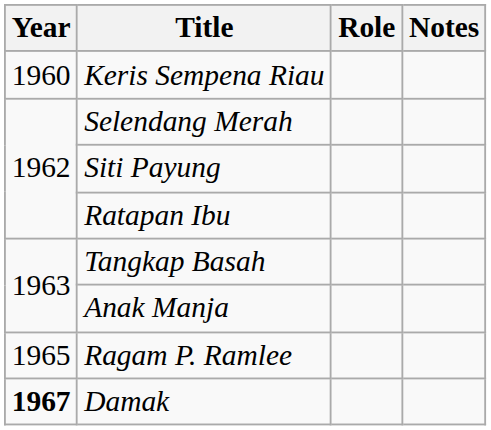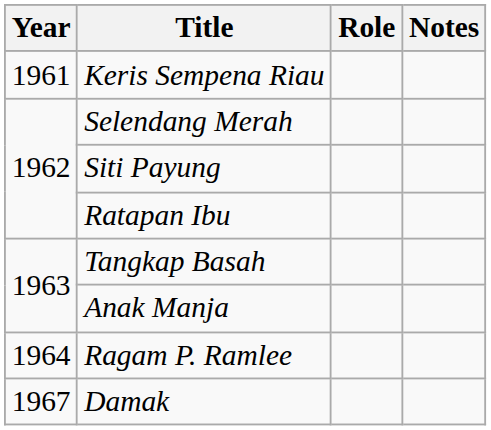(41, 74) 1960 -> (41, 74) 1961
(41, 354) 1965 -> (41, 354) 1964
(41, 401) bold -> (41, 401) normal
